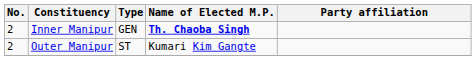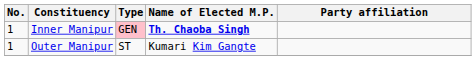(10, 30) 2 -> (10, 30) 1
(128, 30) no background -> (128, 30) pink background
(10, 47) 2 -> (10, 47) 1
